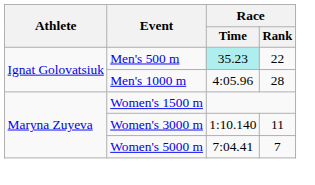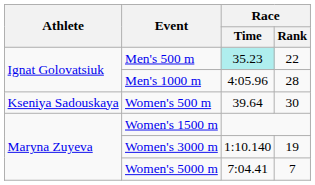+ row: (168, 103)
(277, 125) 11 -> (292, 147) 19
